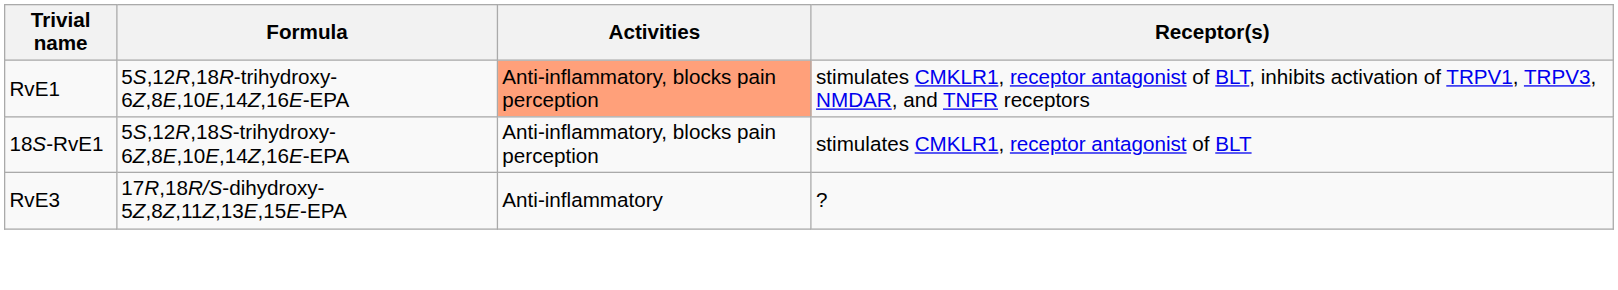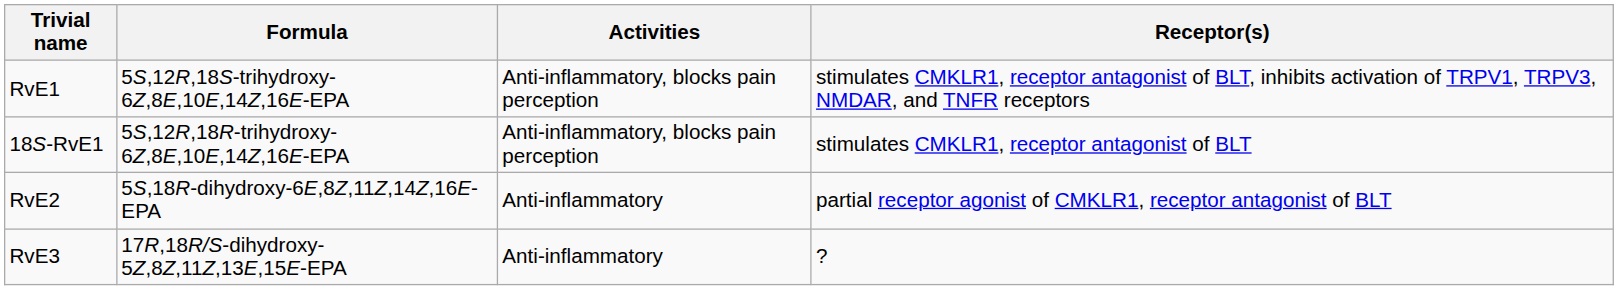(235, 88) 5S,12R,18R-trihydroxy-6Z,8E,10E,14Z,16E-EPA -> (235, 88) 5S,12R,18S-trihydroxy-6Z,8E,10E,14Z,16E-EPA
(639, 88) lightsalmon background -> (639, 88) no background
(235, 144) 5S,12R,18S-trihydroxy-6Z,8E,10E,14Z,16E-EPA -> (235, 144) 5S,12R,18R-trihydroxy-6Z,8E,10E,14Z,16E-EPA
+ row: (35, 200)
